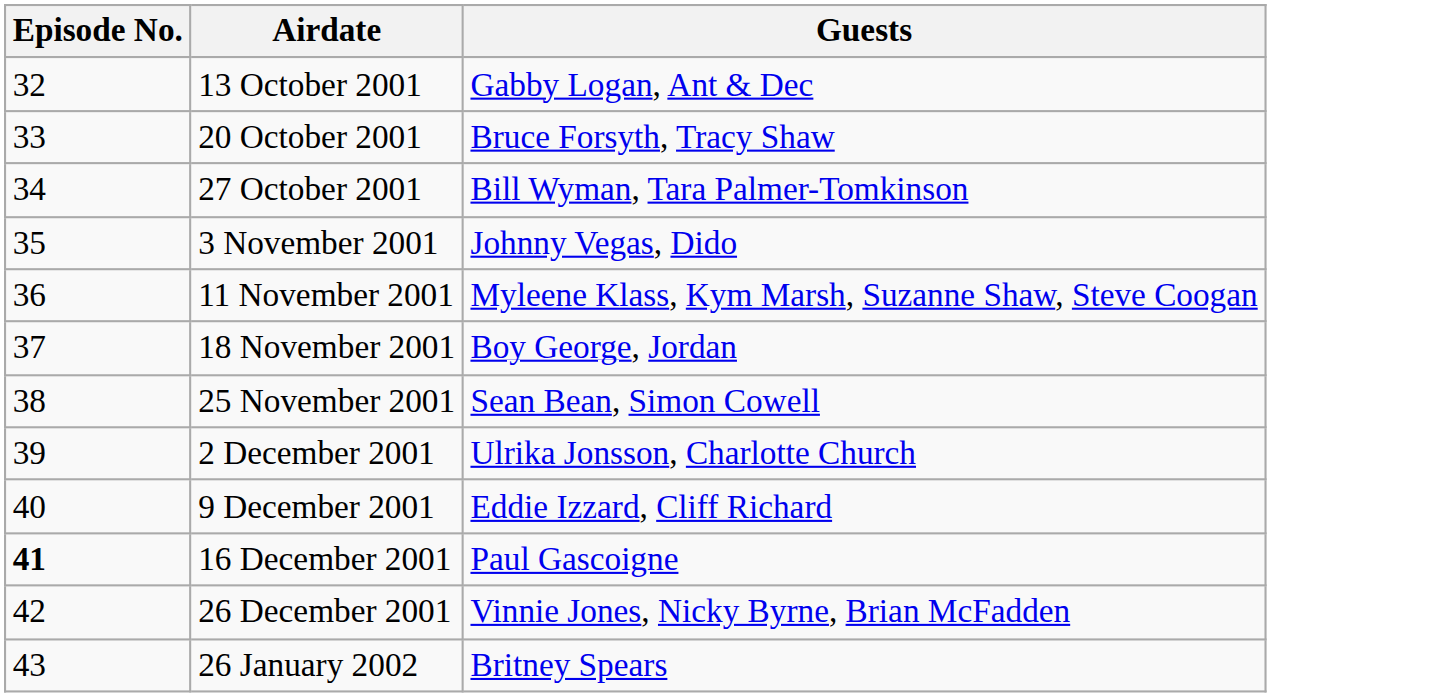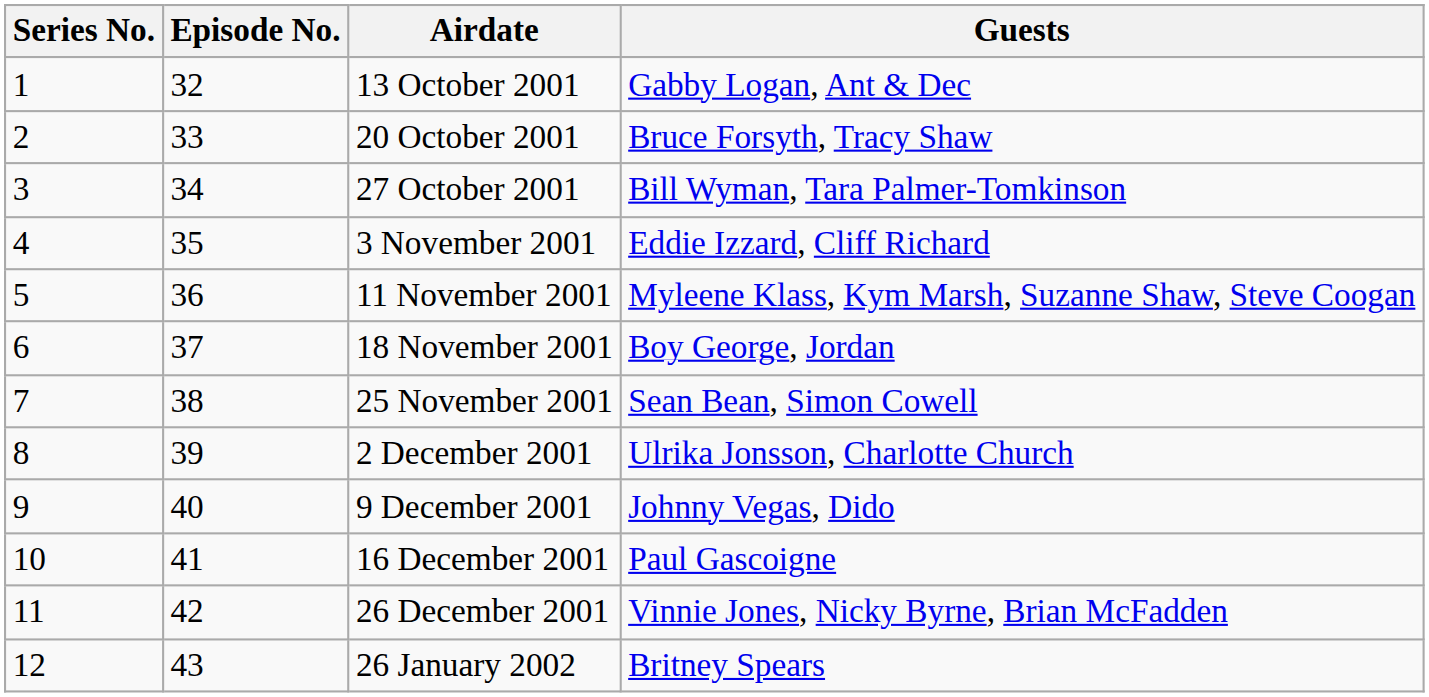+ column: (84, 30)
(604, 242) Johnny Vegas, Dido -> (809, 242) Eddie Izzard, Cliff Richard
(651, 505) Eddie Izzard, Cliff Richard -> (761, 505) Johnny Vegas, Dido
(29, 558) bold -> (187, 558) normal
